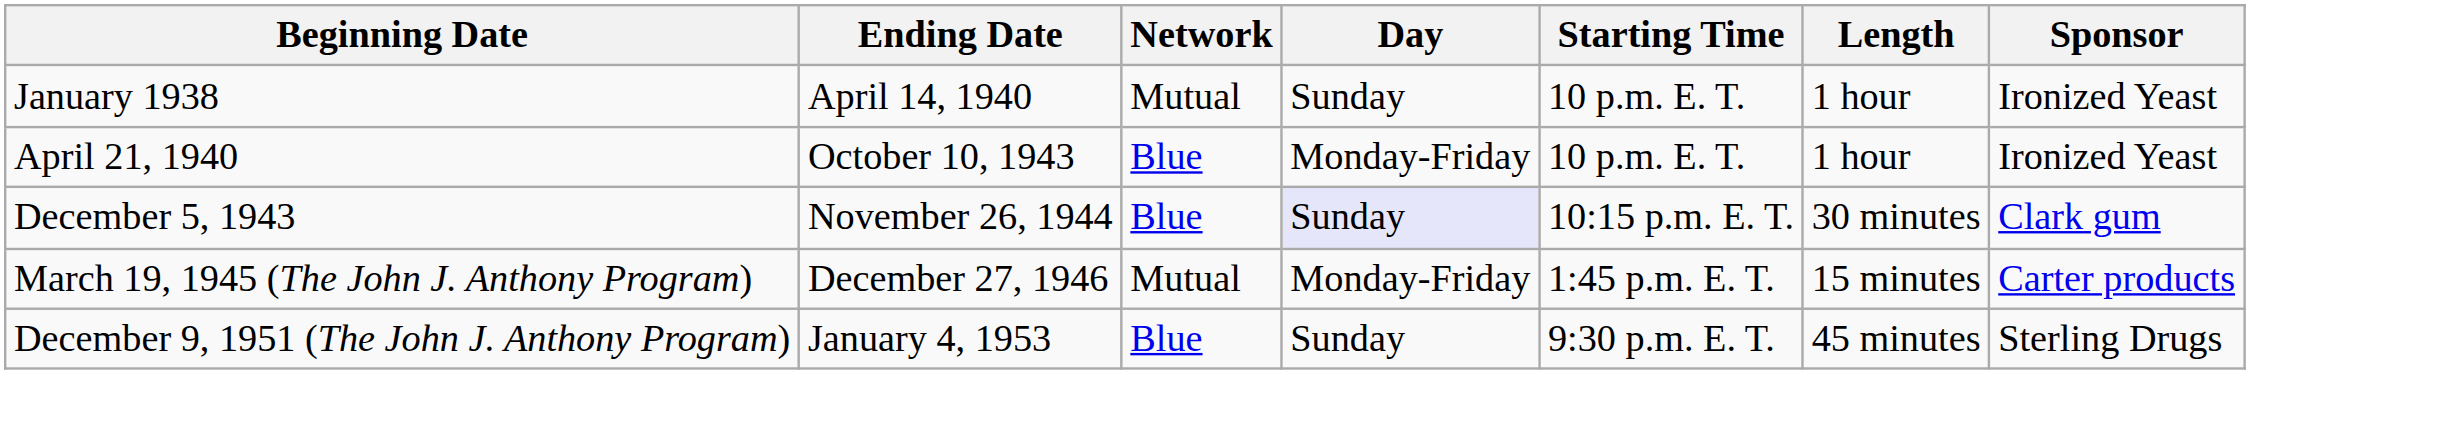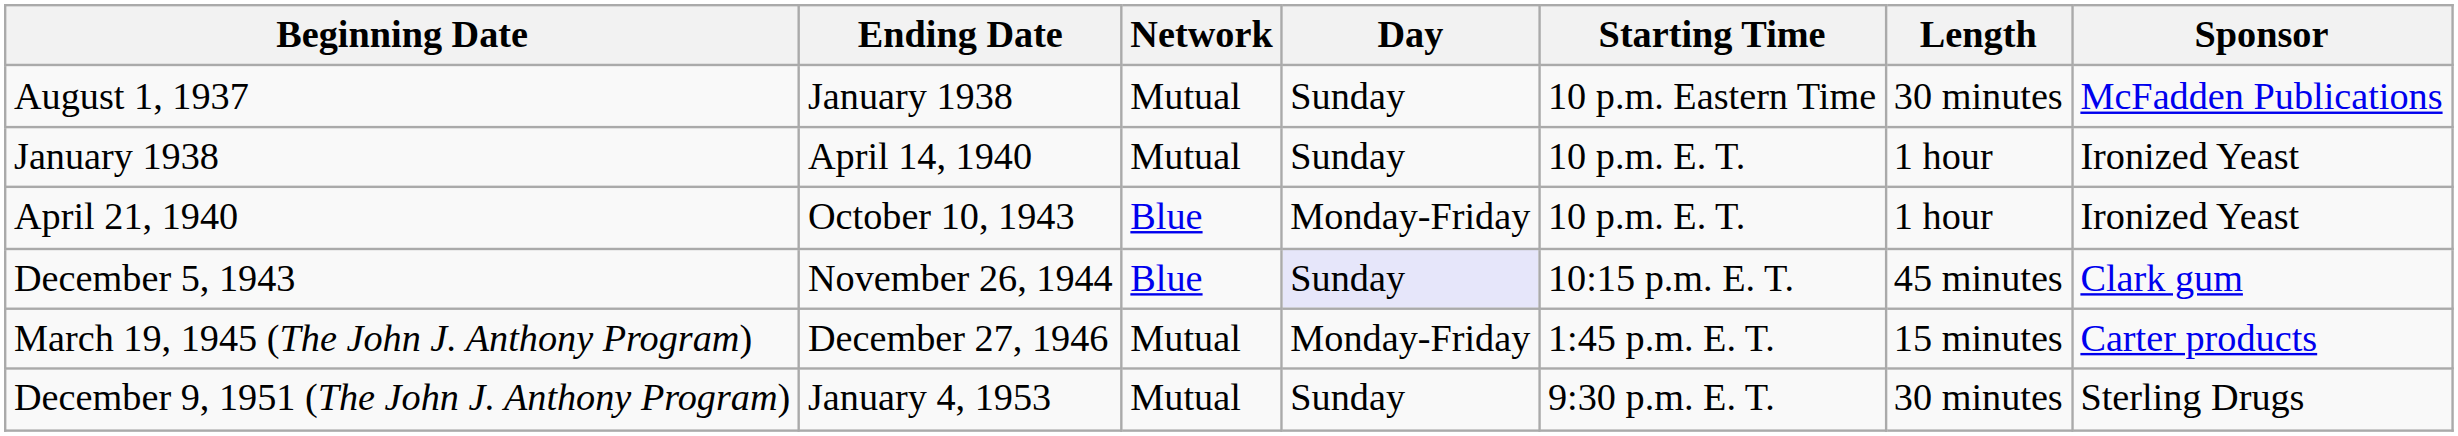+ row: (131, 95)
(1896, 216) 30 minutes -> (1978, 277) 45 minutes
(1166, 338) Blue -> (1186, 398) Mutual
(1896, 338) 45 minutes -> (1978, 398) 30 minutes
